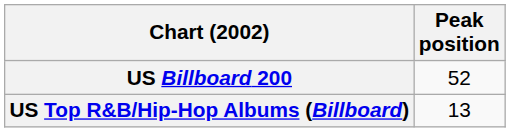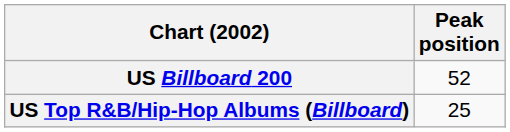(459, 110) 13 -> (459, 110) 25
